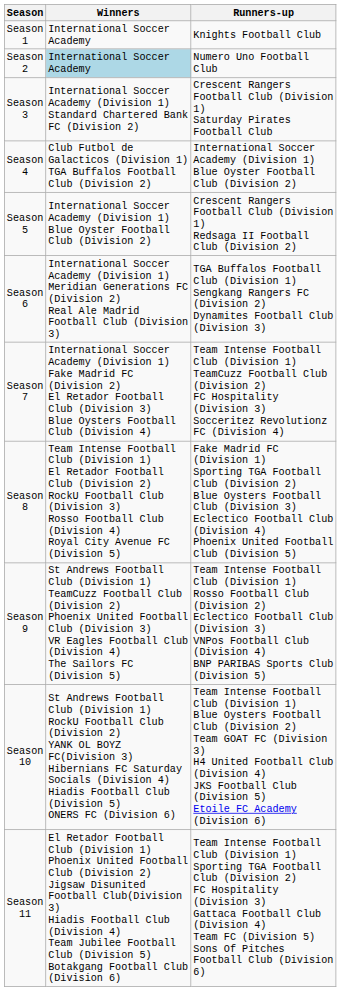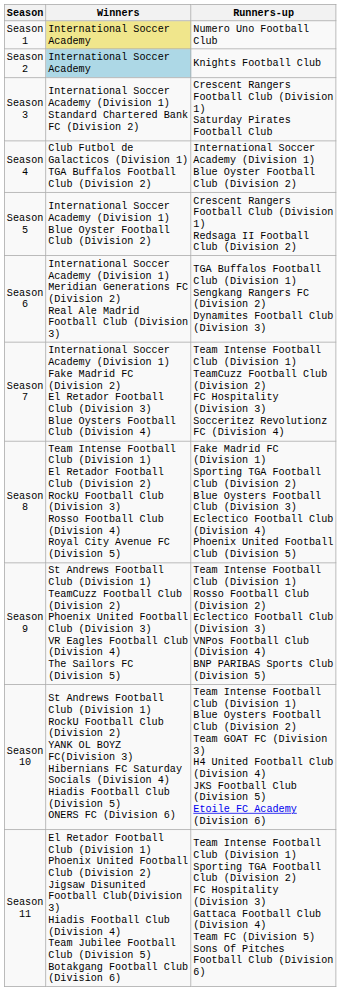(109, 35) no background -> (109, 35) khaki background
(257, 35) Knights Football Club -> (251, 35) Numero Uno Football Club
(251, 63) Numero Uno Football Club -> (257, 63) Knights Football Club
